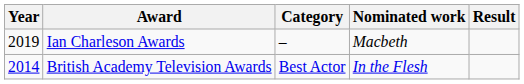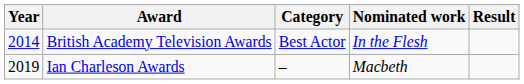rows swapped: (159, 66) <-> (116, 41)
